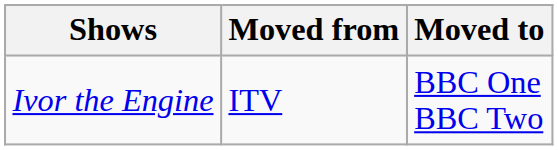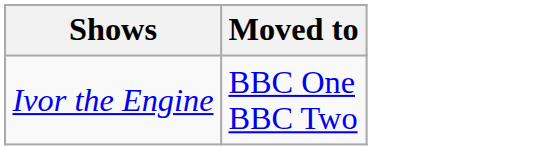- column: (314, 30)
